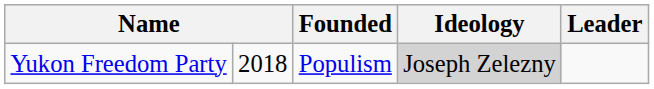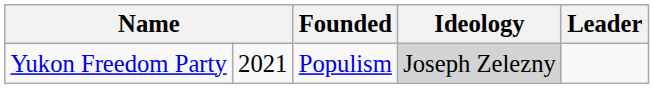(263, 63) 2018 -> (263, 63) 2021
